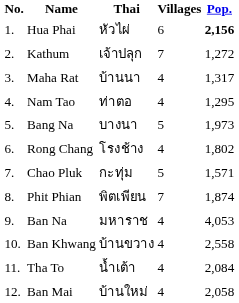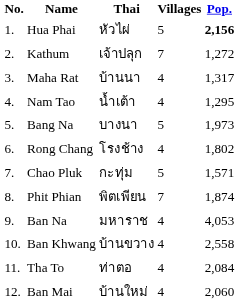(161, 29) 6 -> (161, 29) 5
(116, 101) ท่าตอ -> (117, 101) น้ำเต้า
(117, 268) น้ำเต้า -> (116, 268) ท่าตอ
(219, 291) 2,058 -> (219, 291) 2,060
